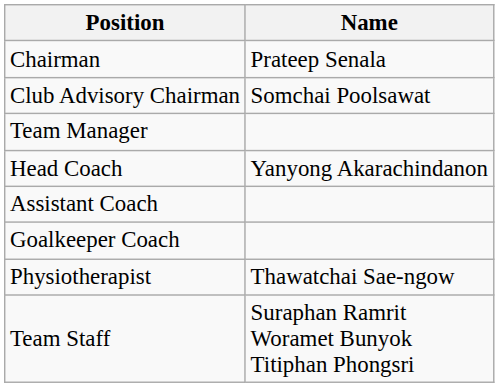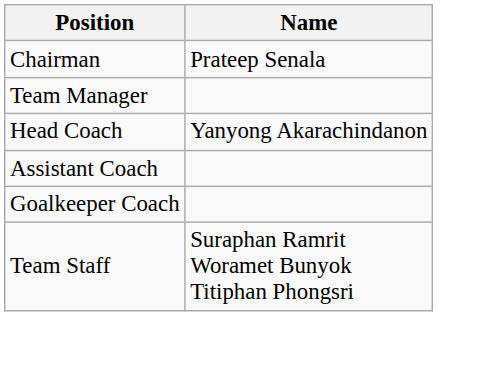- row: (125, 95)
- row: (81, 276)
